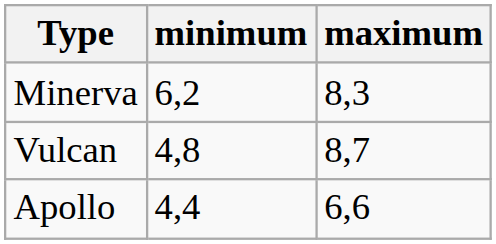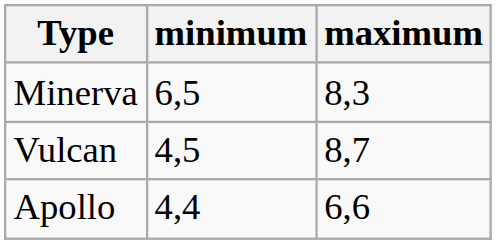(178, 91) 6,2 -> (178, 91) 6,5
(178, 149) 4,8 -> (178, 149) 4,5
